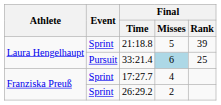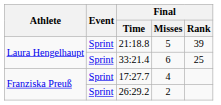(103, 60) Pursuit -> (101, 60) Sprint
(171, 60) lightblue background -> (168, 60) no background
